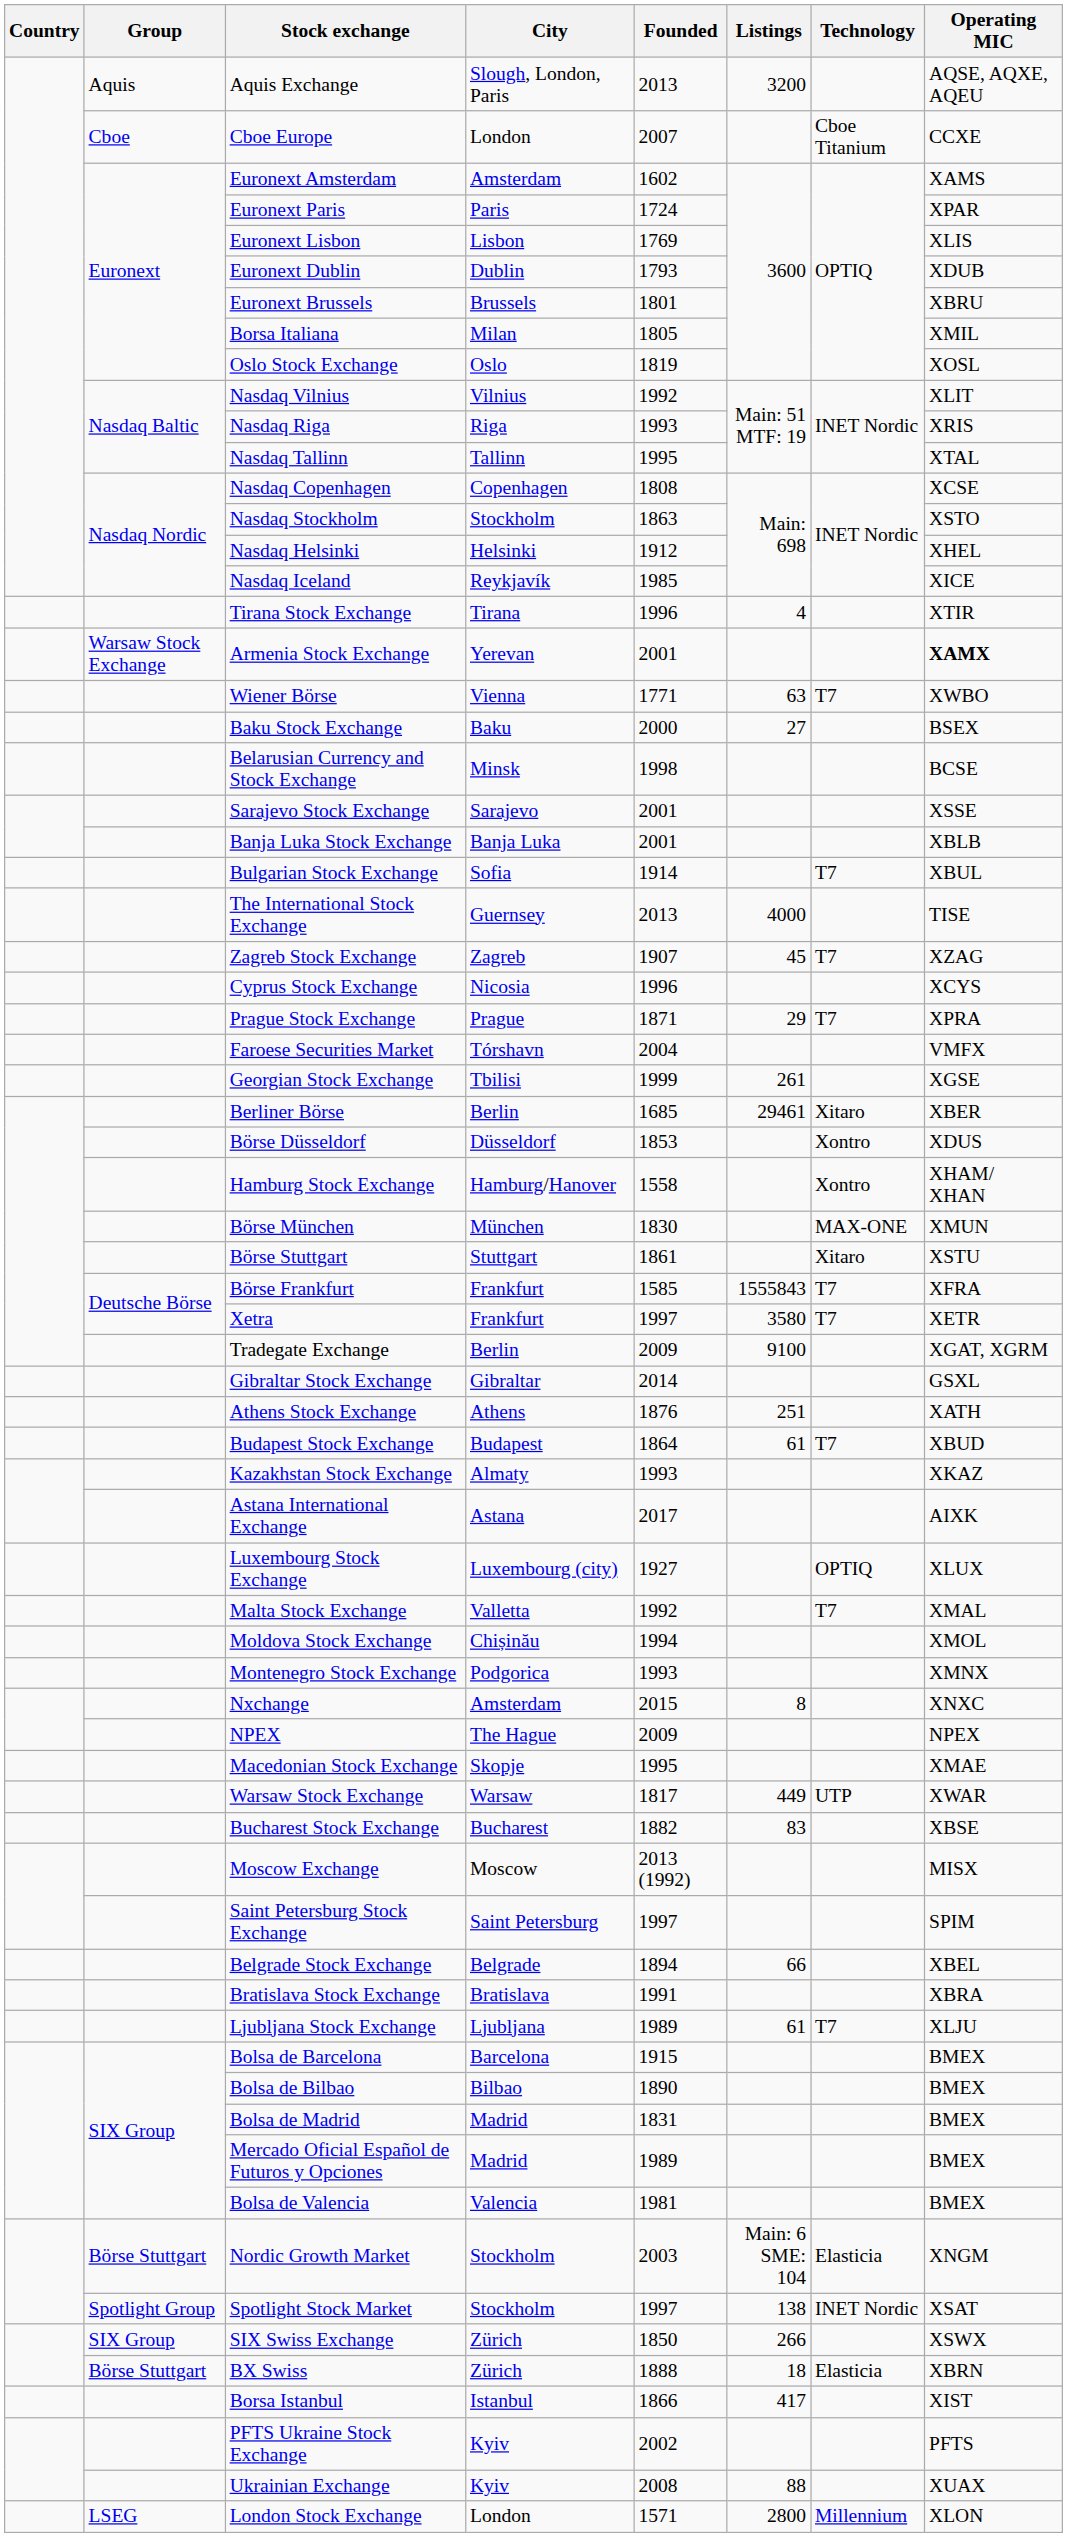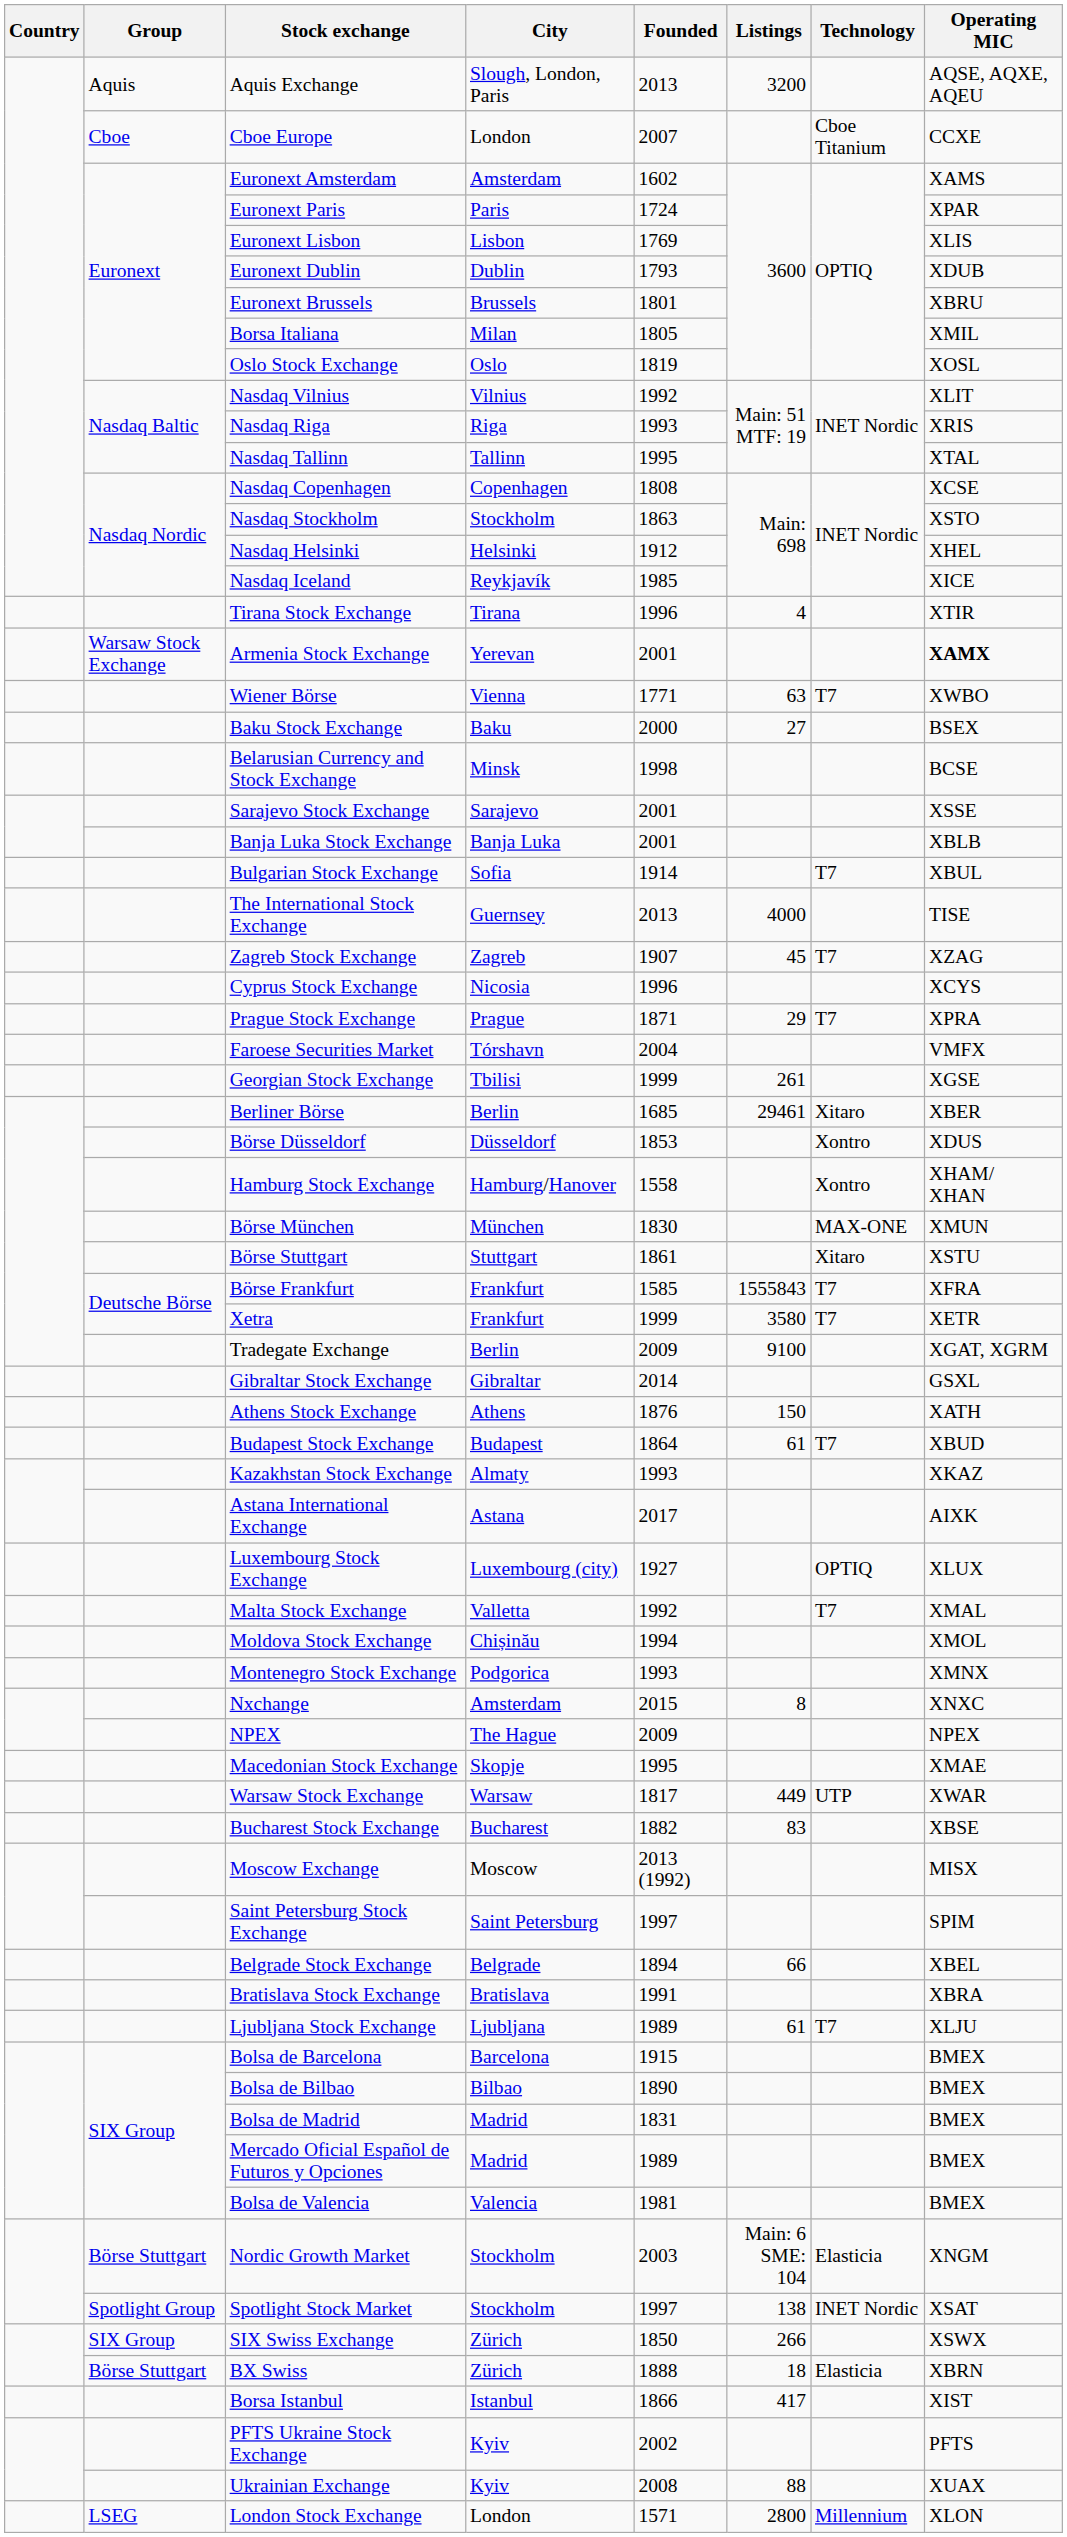(658, 1319) 1997 -> (658, 1319) 1999
(791, 1411) 251 -> (791, 1411) 150
